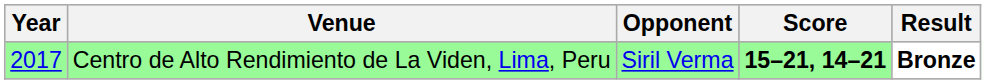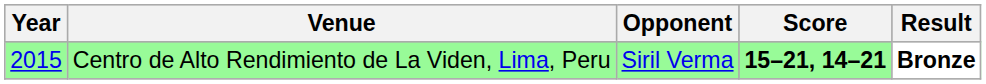(36, 60) 2017 -> (36, 60) 2015
